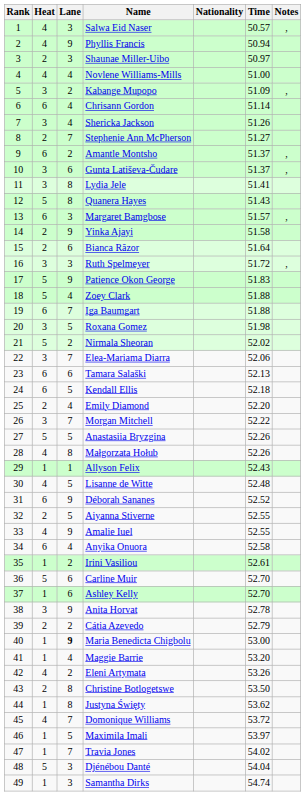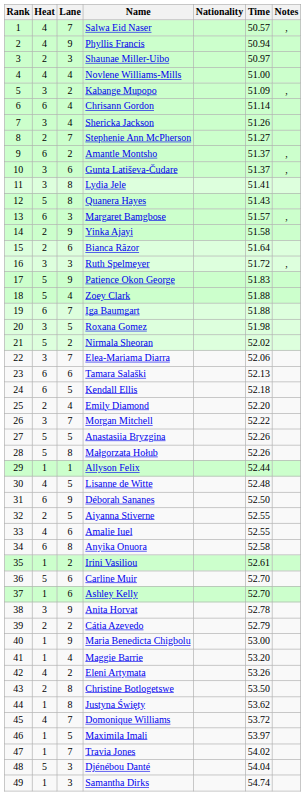(70, 28) 3 -> (70, 28) 7
(45, 452) 4 -> (45, 452) 5
(259, 468) 52.43 -> (259, 468) 52.44
(259, 500) 52.52 -> (259, 500) 52.50
(70, 531) 9 -> (70, 531) 6
(70, 547) 4 -> (70, 547) 8
(70, 641) bold -> (70, 641) normal
